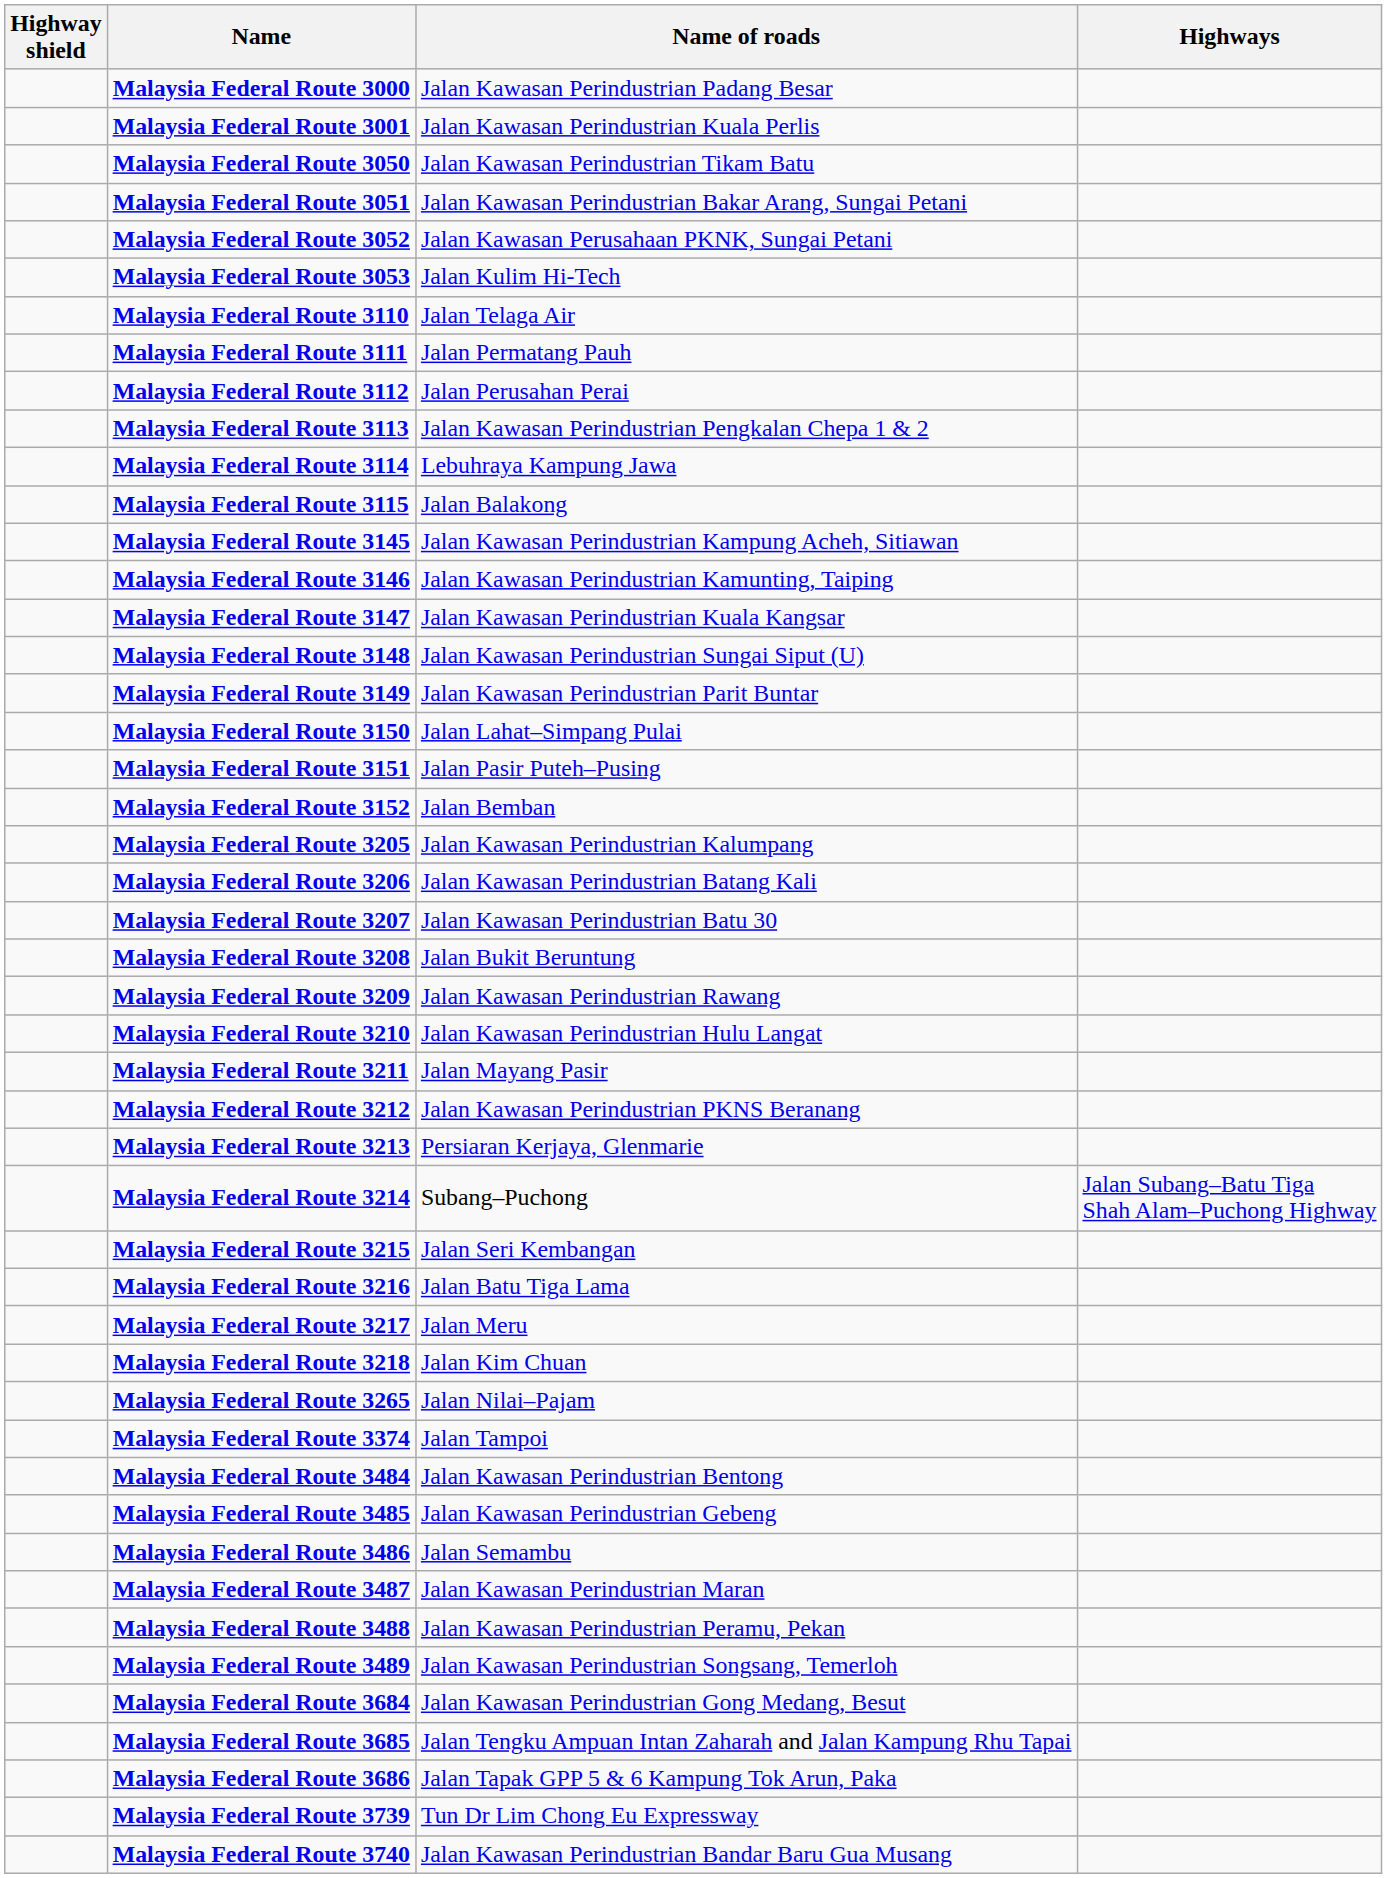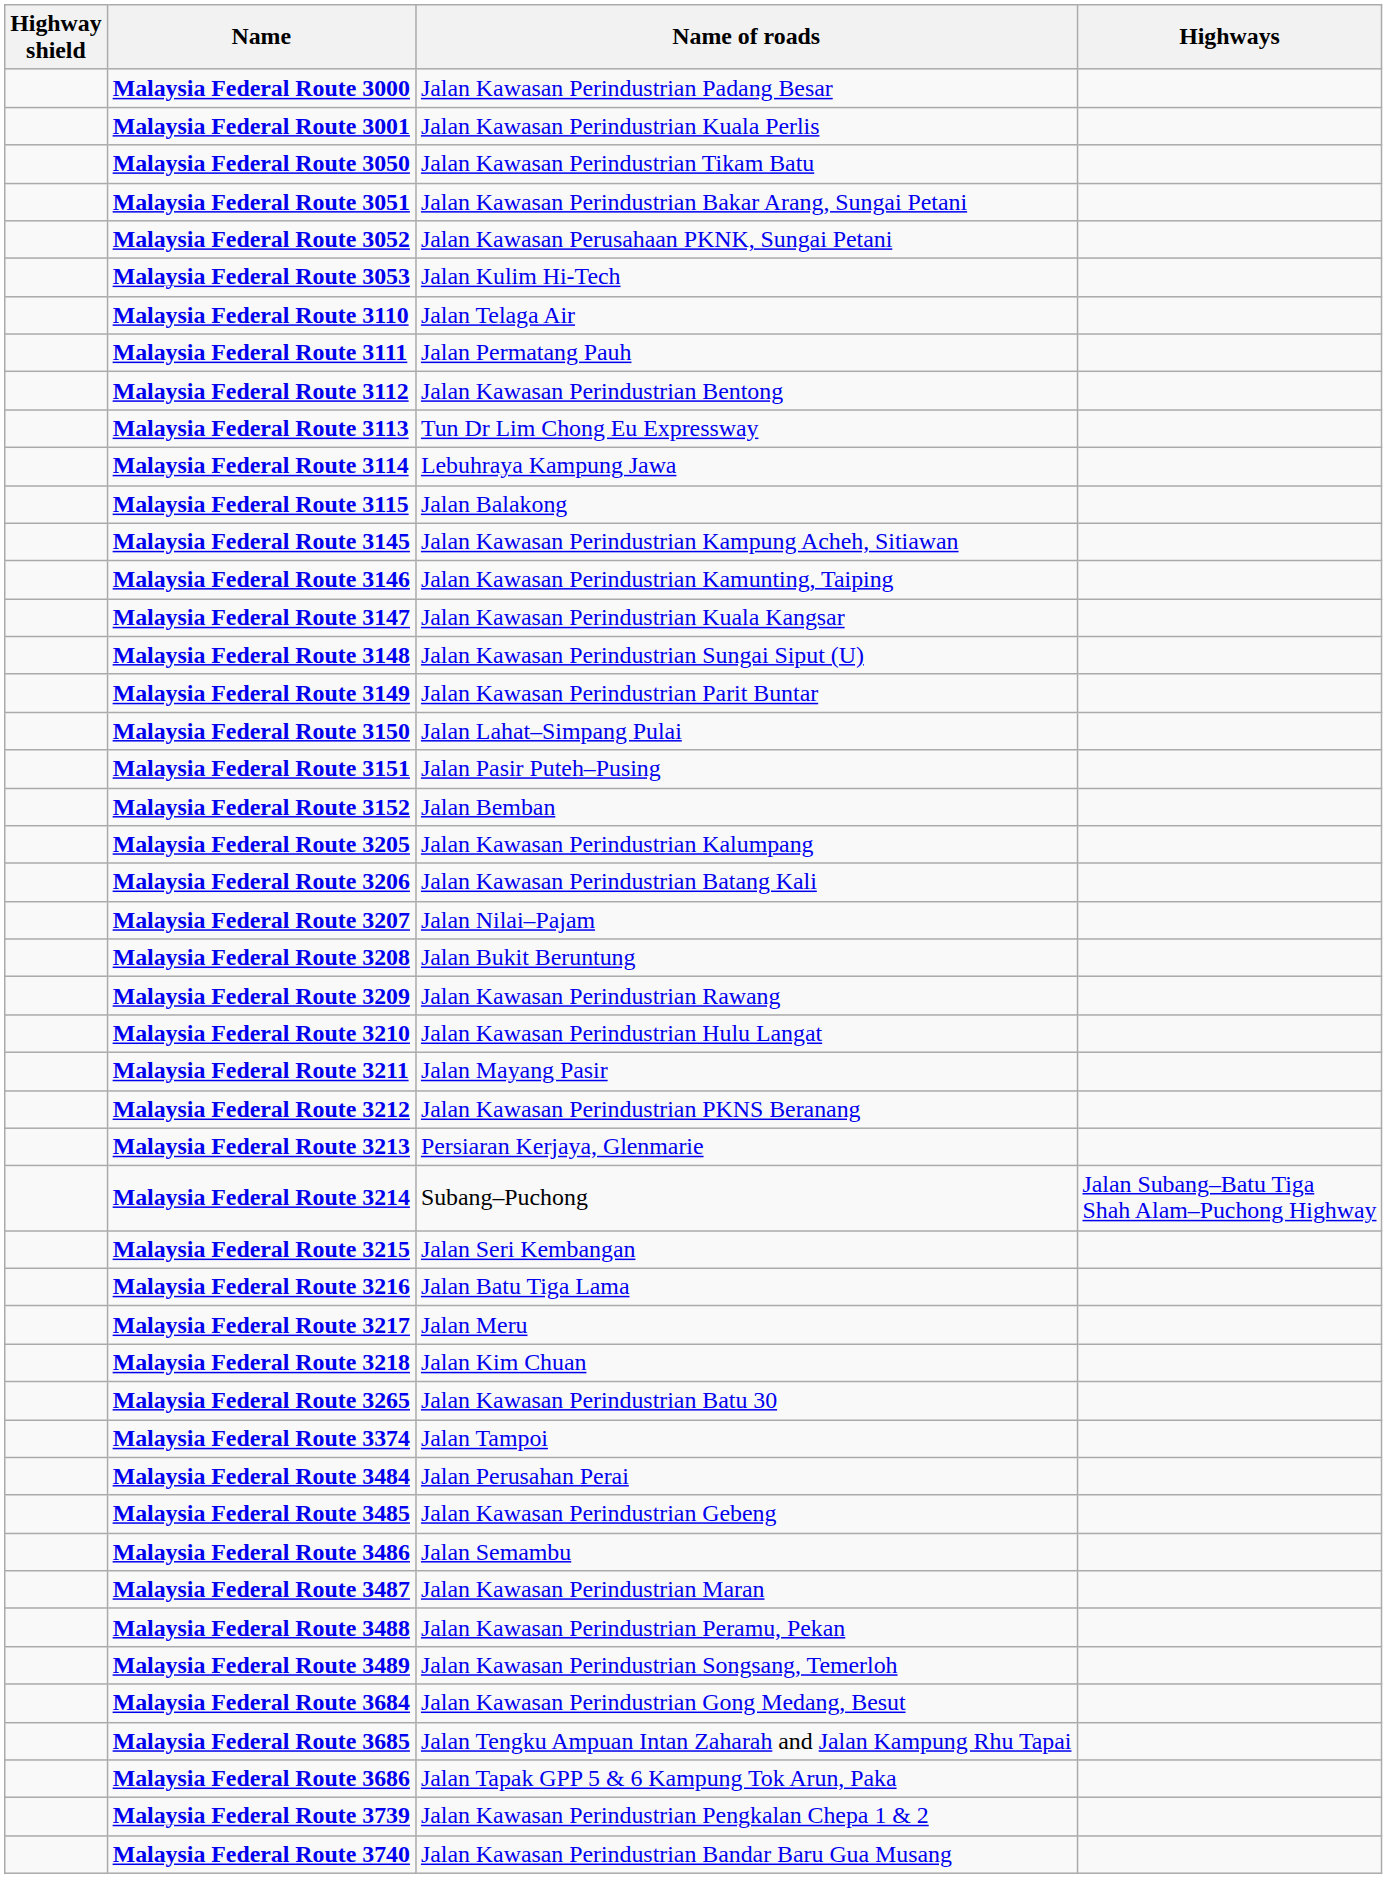(525, 390) Jalan Perusahan Perai -> (602, 390) Jalan Kawasan Perindustrian Bentong
(675, 428) Jalan Kawasan Perindustrian Pengkalan Chepa 1 & 2 -> (590, 428) Tun Dr Lim Chong Eu Expressway
(599, 919) Jalan Kawasan Perindustrian Batu 30 -> (508, 919) Jalan Nilai–Pajam
(508, 1400) Jalan Nilai–Pajam -> (599, 1400) Jalan Kawasan Perindustrian Batu 30
(602, 1475) Jalan Kawasan Perindustrian Bentong -> (525, 1475) Jalan Perusahan Perai
(590, 1816) Tun Dr Lim Chong Eu Expressway -> (675, 1816) Jalan Kawasan Perindustrian Pengkalan Chepa 1 & 2
